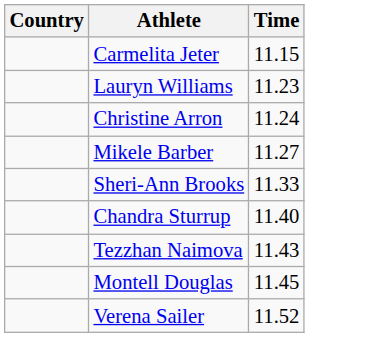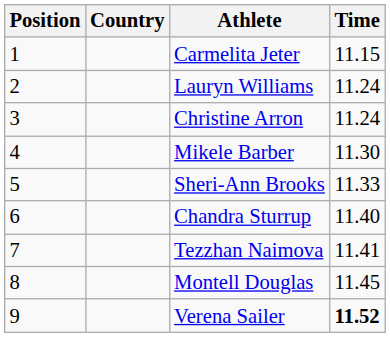+ column: (45, 20)
(277, 86) 11.23 -> (357, 86) 11.24
(277, 151) 11.27 -> (357, 151) 11.30
(277, 250) 11.43 -> (357, 250) 11.41
(277, 315) normal -> (357, 315) bold
